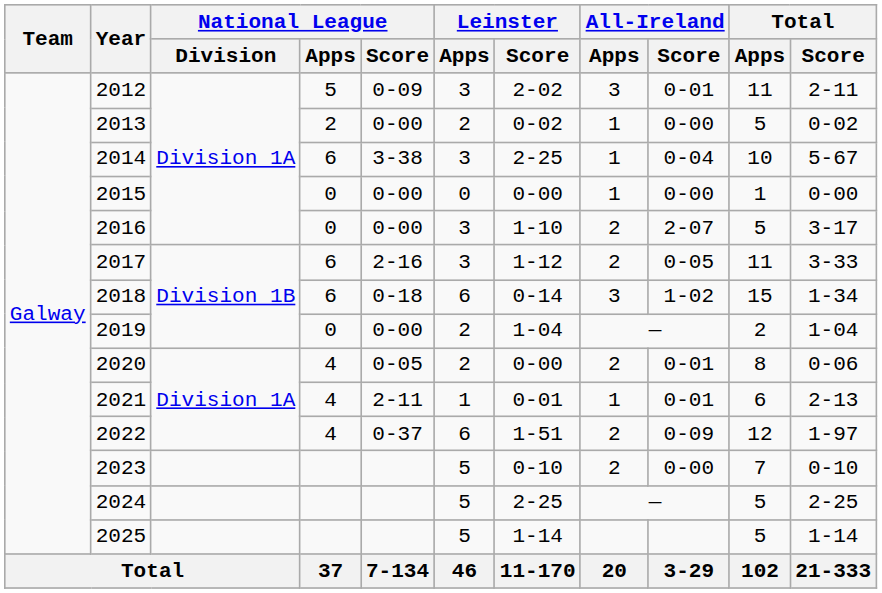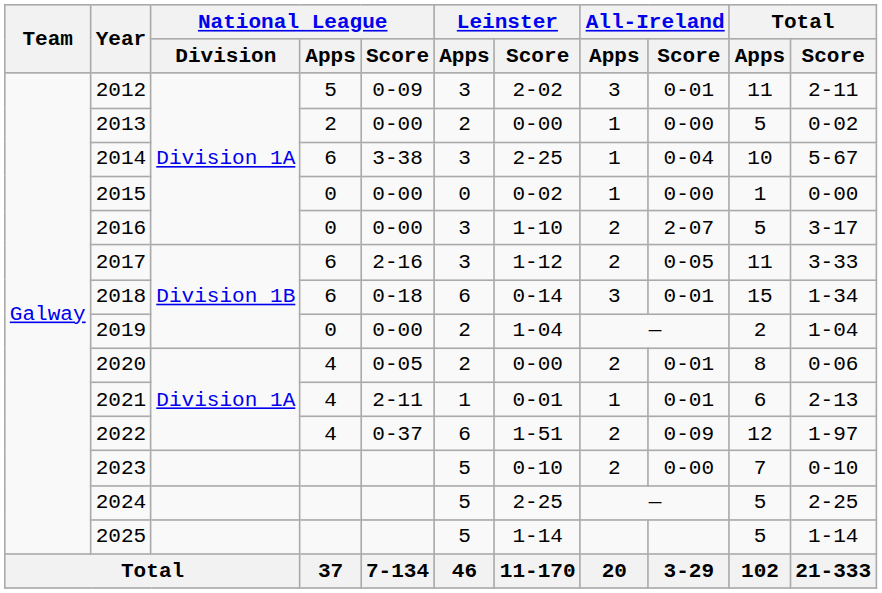(538, 125) 0-02 -> (538, 125) 0-00
(538, 194) 0-00 -> (538, 194) 0-02
(689, 297) 1-02 -> (689, 297) 0-01
